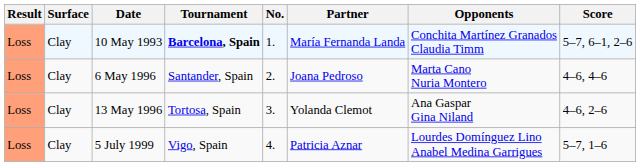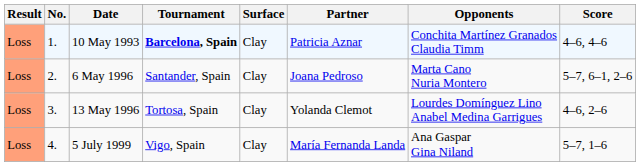columns swapped: (275, 14) <-> (68, 14)
(348, 41) María Fernanda Landa -> (326, 41) Patricia Aznar
(598, 41) 5–7, 6–1, 2–6 -> (585, 41) 4–6, 4–6
(585, 75) 4–6, 4–6 -> (598, 75) 5–7, 6–1, 2–6
(442, 110) Ana Gaspar Gina Niland -> (477, 110) Lourdes Domínguez Lino Anabel Medina Garrigues
(326, 144) Patricia Aznar -> (348, 144) María Fernanda Landa
(477, 144) Lourdes Domínguez Lino Anabel Medina Garrigues -> (442, 144) Ana Gaspar Gina Niland
